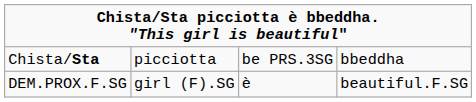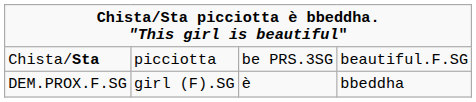(372, 59) bbeddha -> (404, 59) beautiful.F.SG
(404, 84) beautiful.F.SG -> (372, 84) bbeddha
